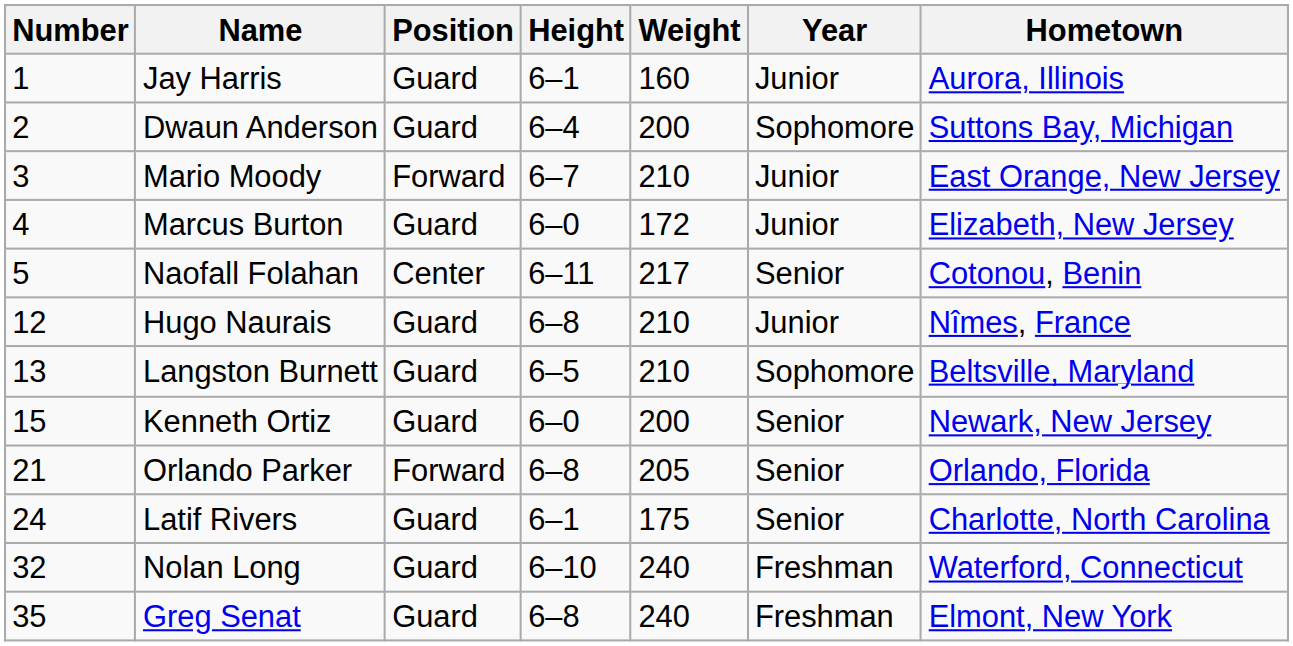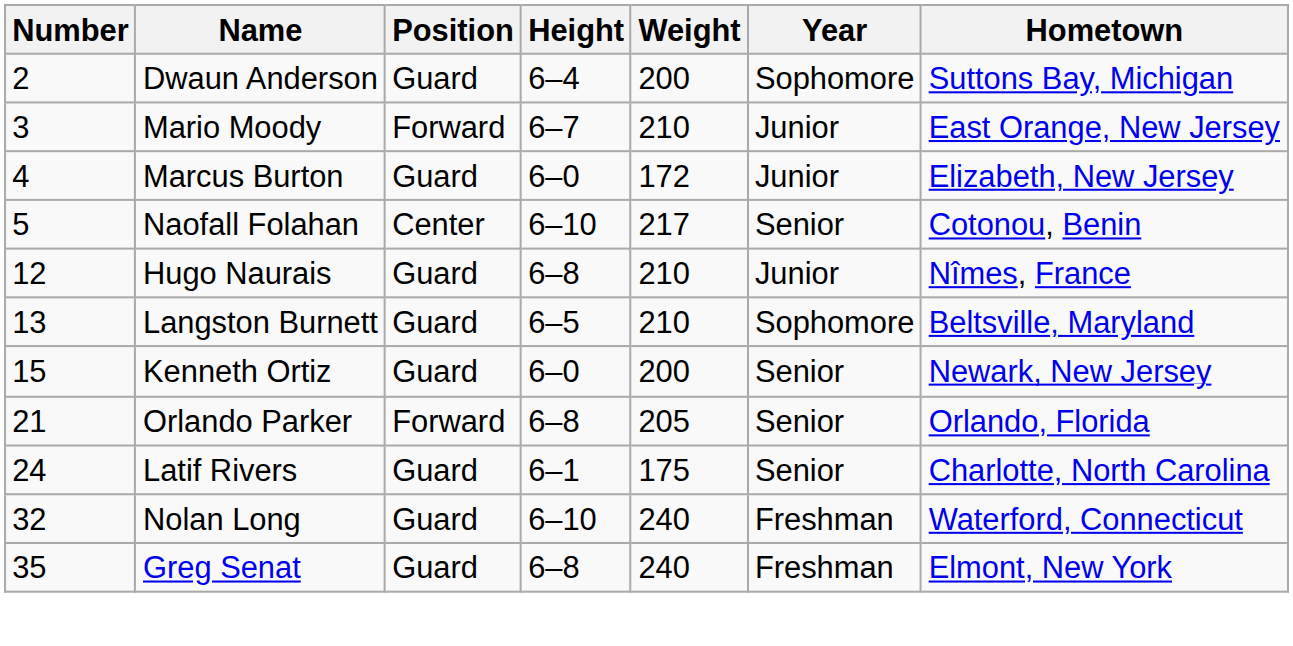- row: (212, 78)
(561, 274) 6–11 -> (562, 225) 6–10
